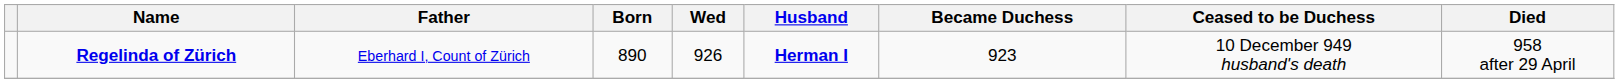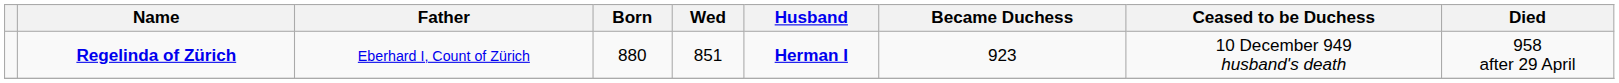(632, 54) 890 -> (632, 54) 880
(708, 54) 926 -> (708, 54) 851
